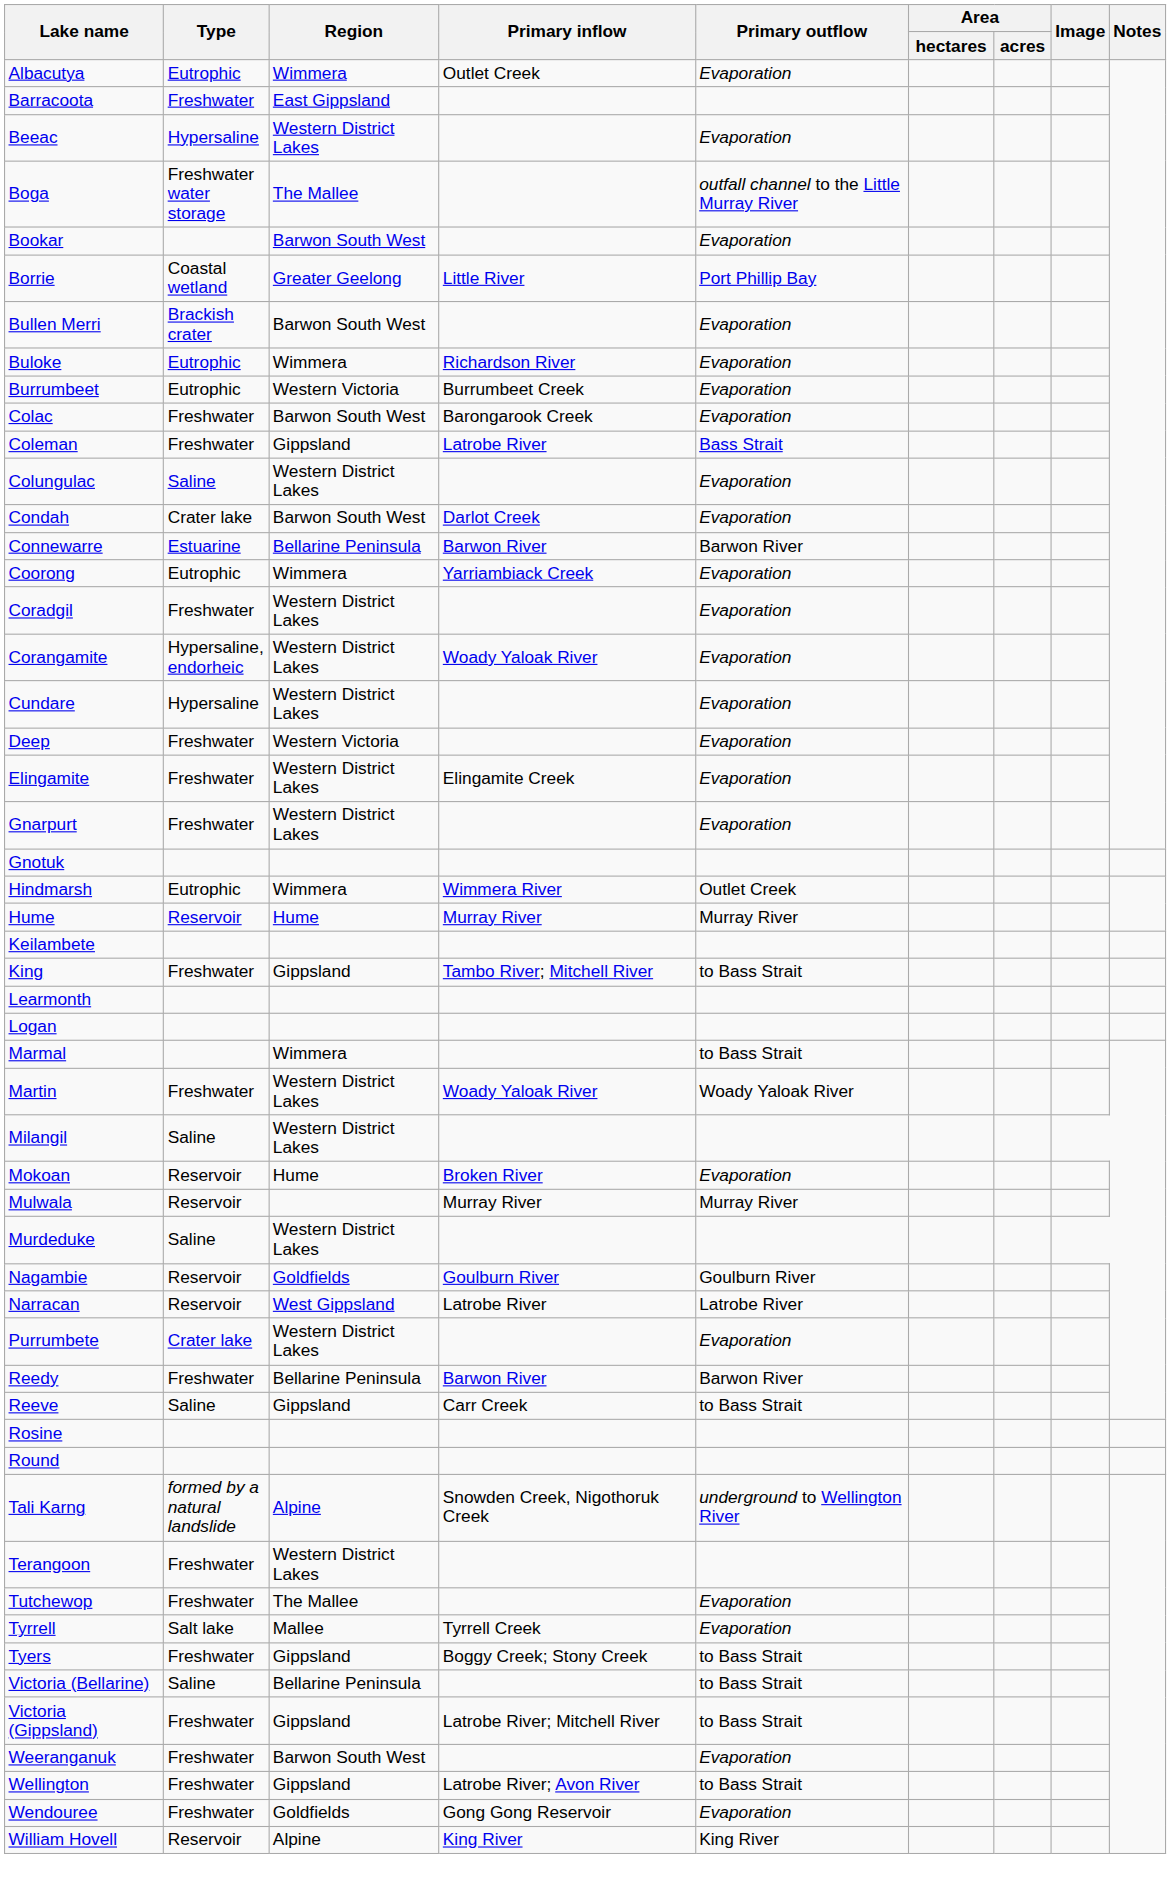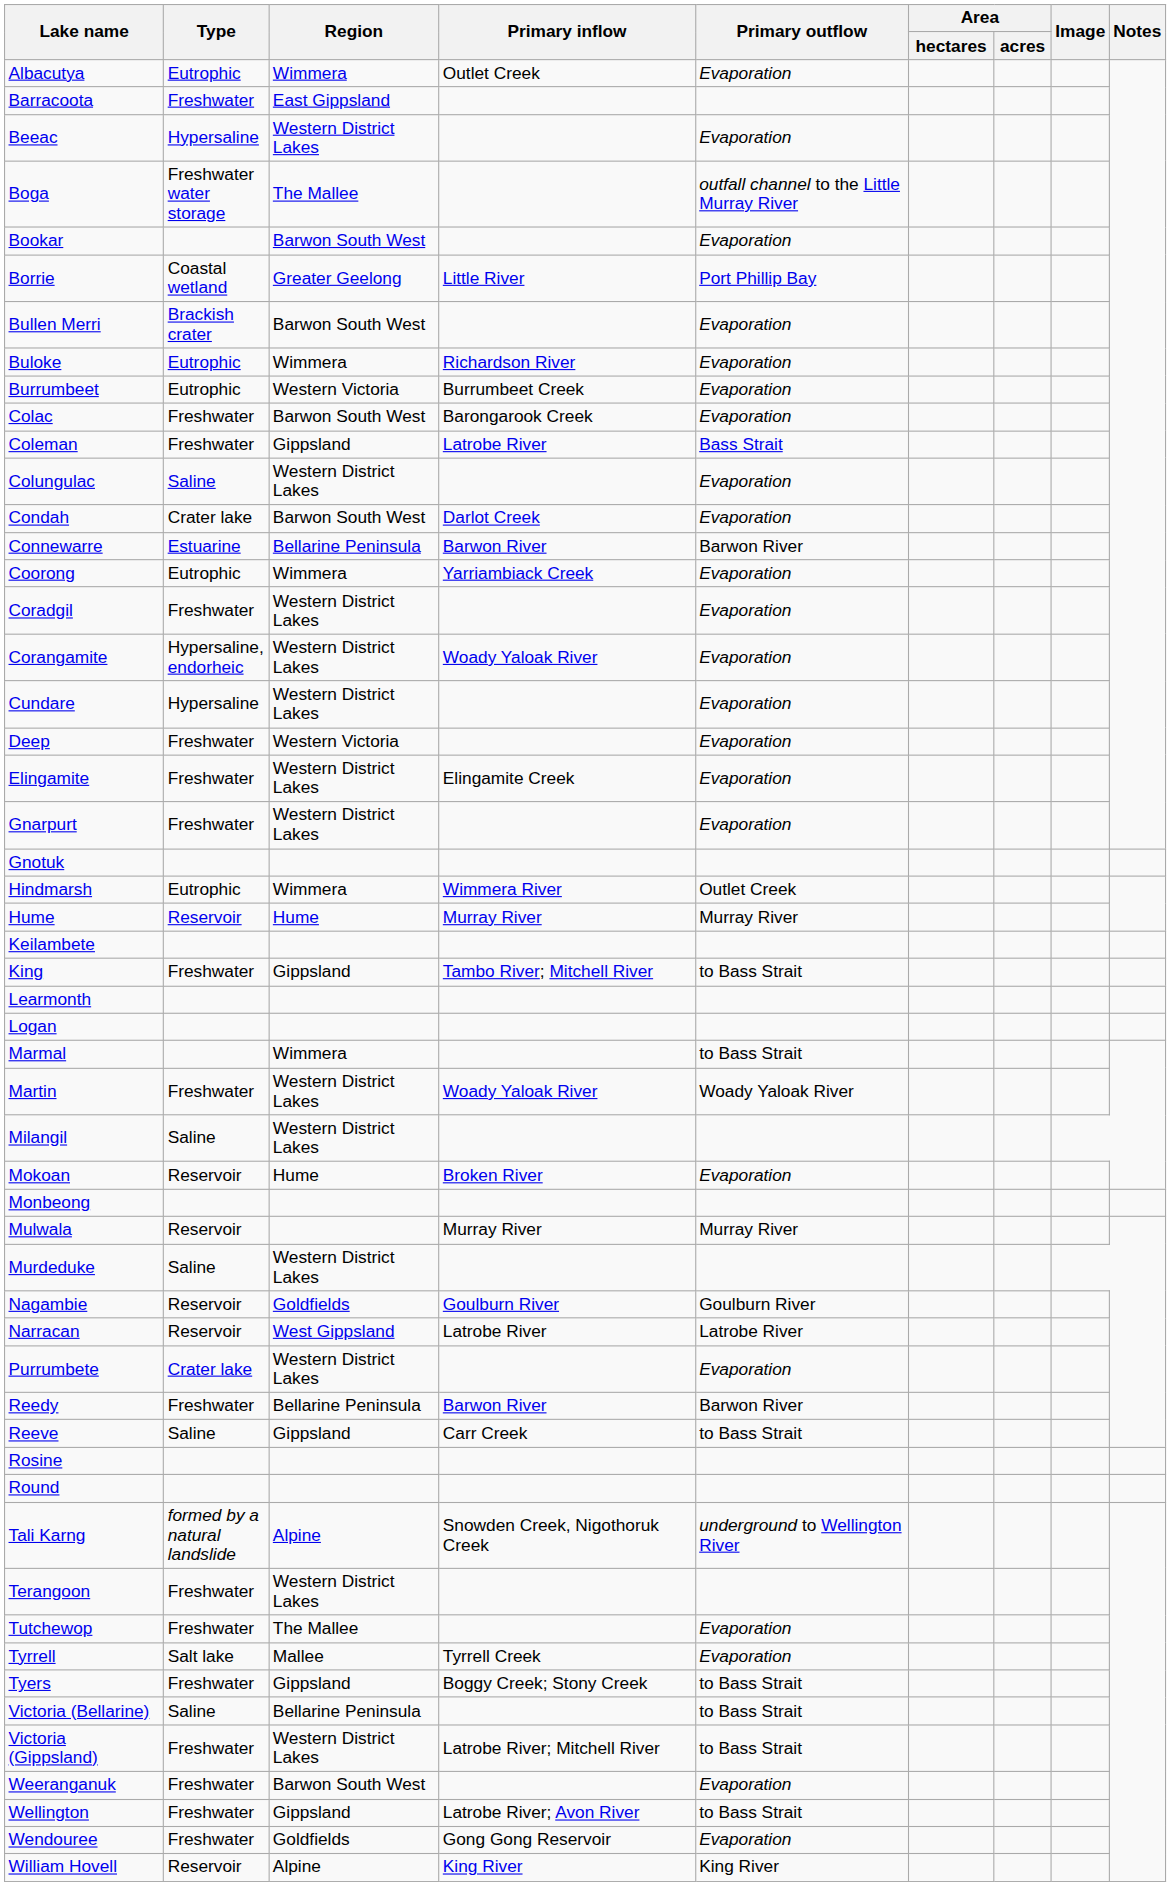+ row: (49, 1202)
(312, 1720) Gippsland -> (334, 1748) Western District Lakes
